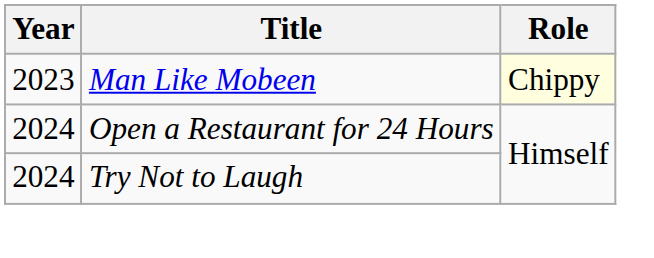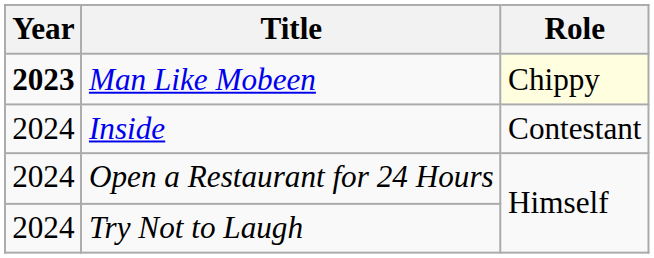(43, 78) normal -> (43, 78) bold
+ row: (127, 128)
